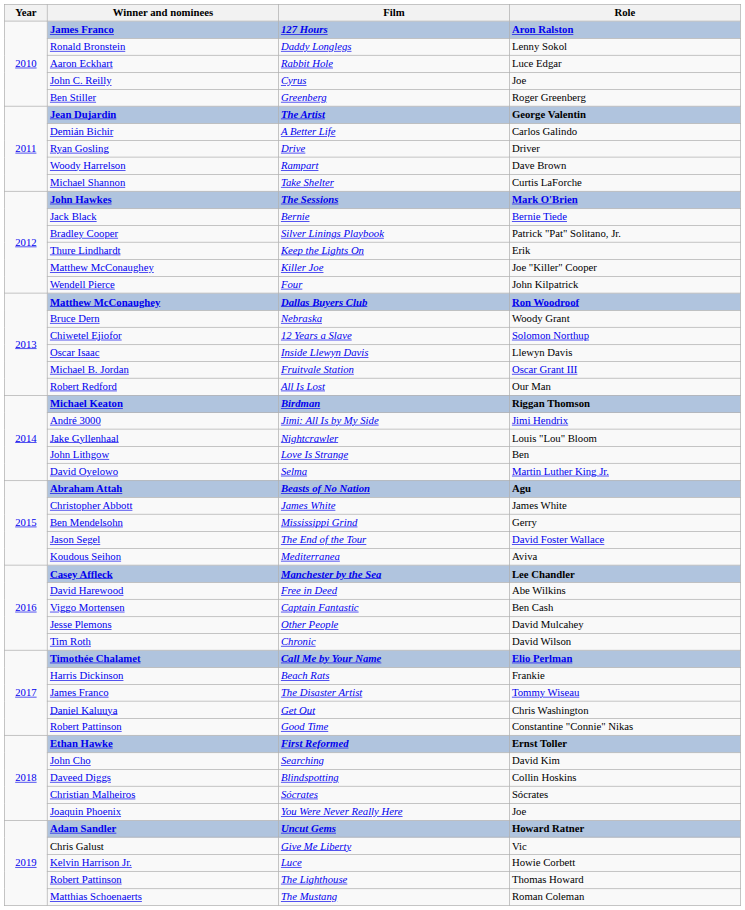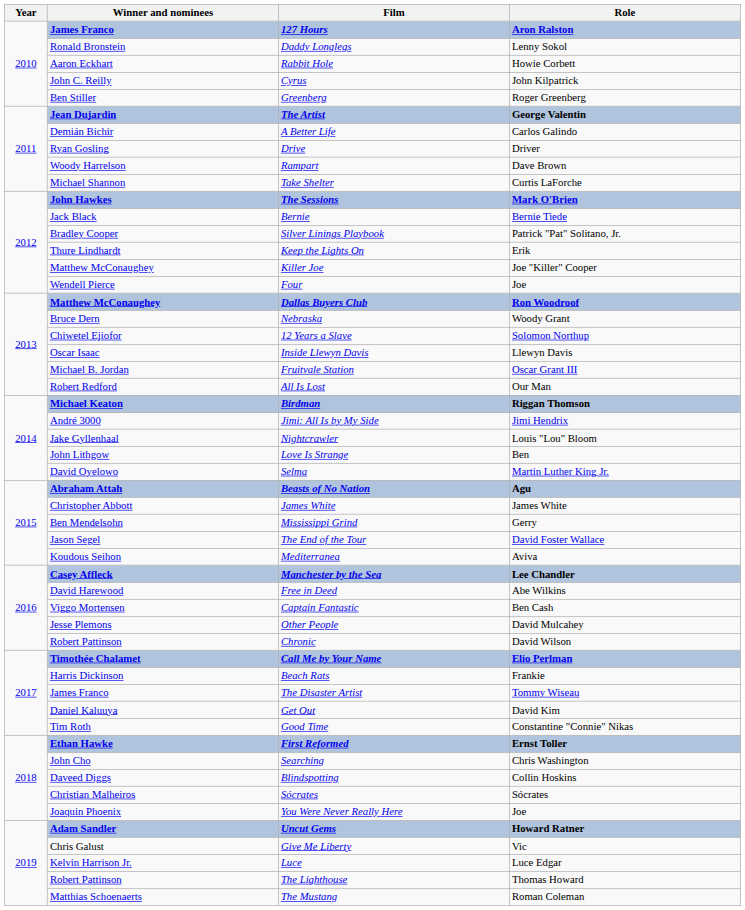(537, 64) Luce Edgar -> (544, 64) Howie Corbett
(519, 81) Joe -> (545, 81) John Kilpatrick
(545, 285) John Kilpatrick -> (519, 285) Joe
(70, 642) Tim Roth -> (86, 642) Robert Pattinson
(550, 710) Chris Washington -> (536, 710) David Kim
(86, 727) Robert Pattinson -> (70, 727) Tim Roth
(536, 761) David Kim -> (550, 761) Chris Washington
(544, 863) Howie Corbett -> (537, 863) Luce Edgar
